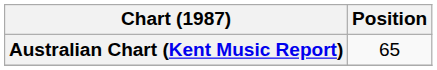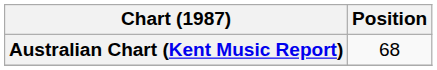(390, 49) 65 -> (390, 49) 68
